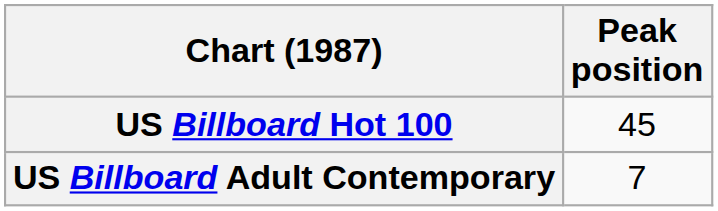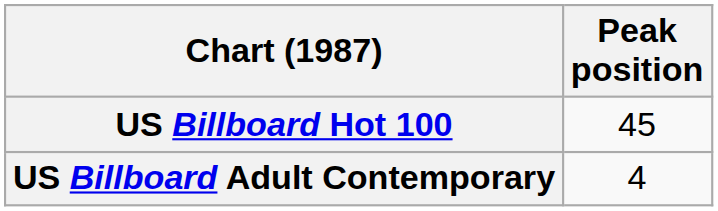(637, 177) 7 -> (637, 177) 4
